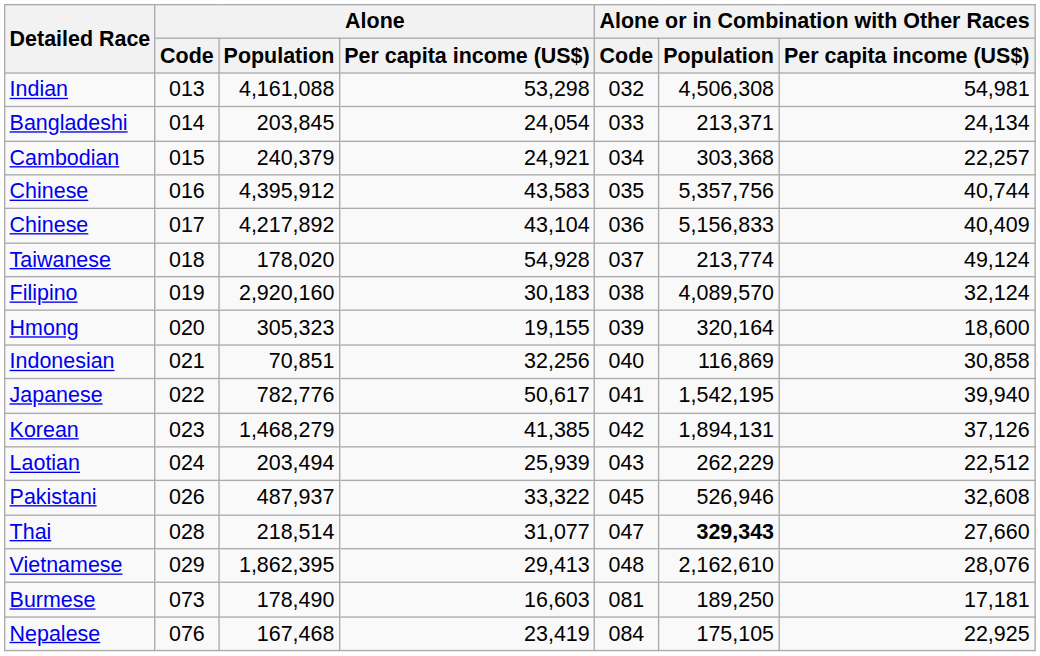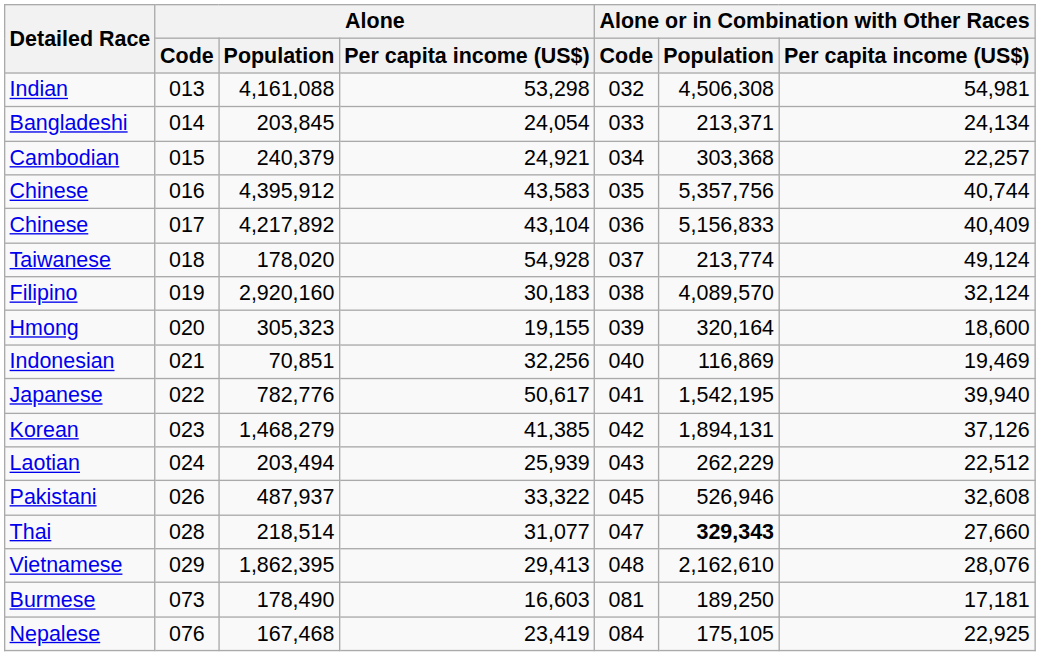(997, 361) 30,858 -> (997, 361) 19,469
